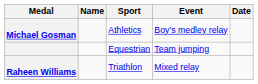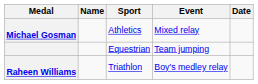(191, 30) Boy's medley relay -> (177, 30) Mixed relay
(177, 68) Mixed relay -> (191, 68) Boy's medley relay
